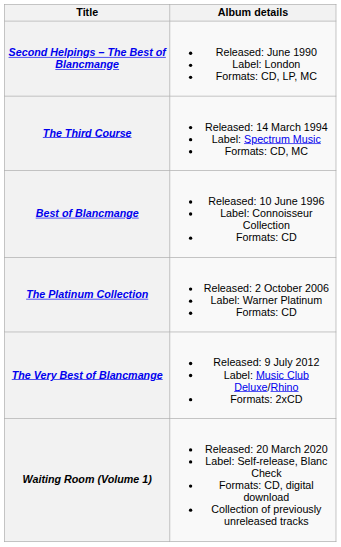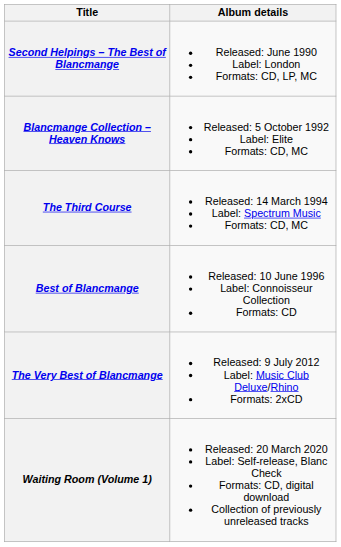+ row: (87, 133)
- row: (87, 294)
